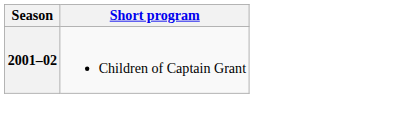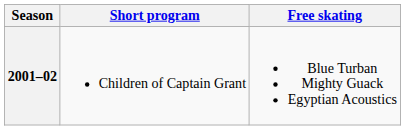+ column: (325, 15)
